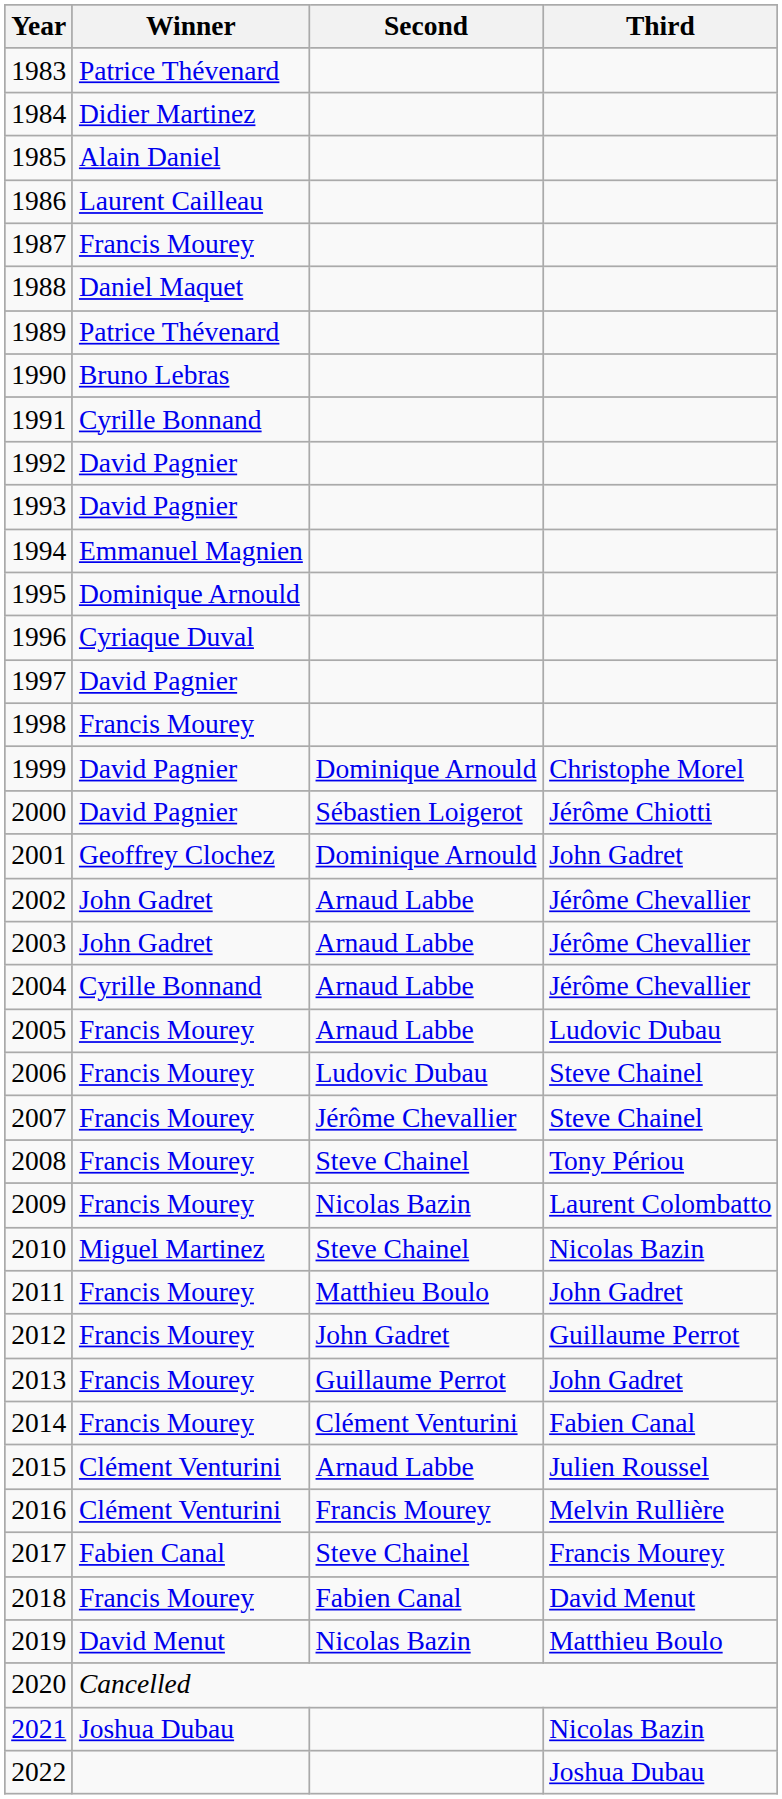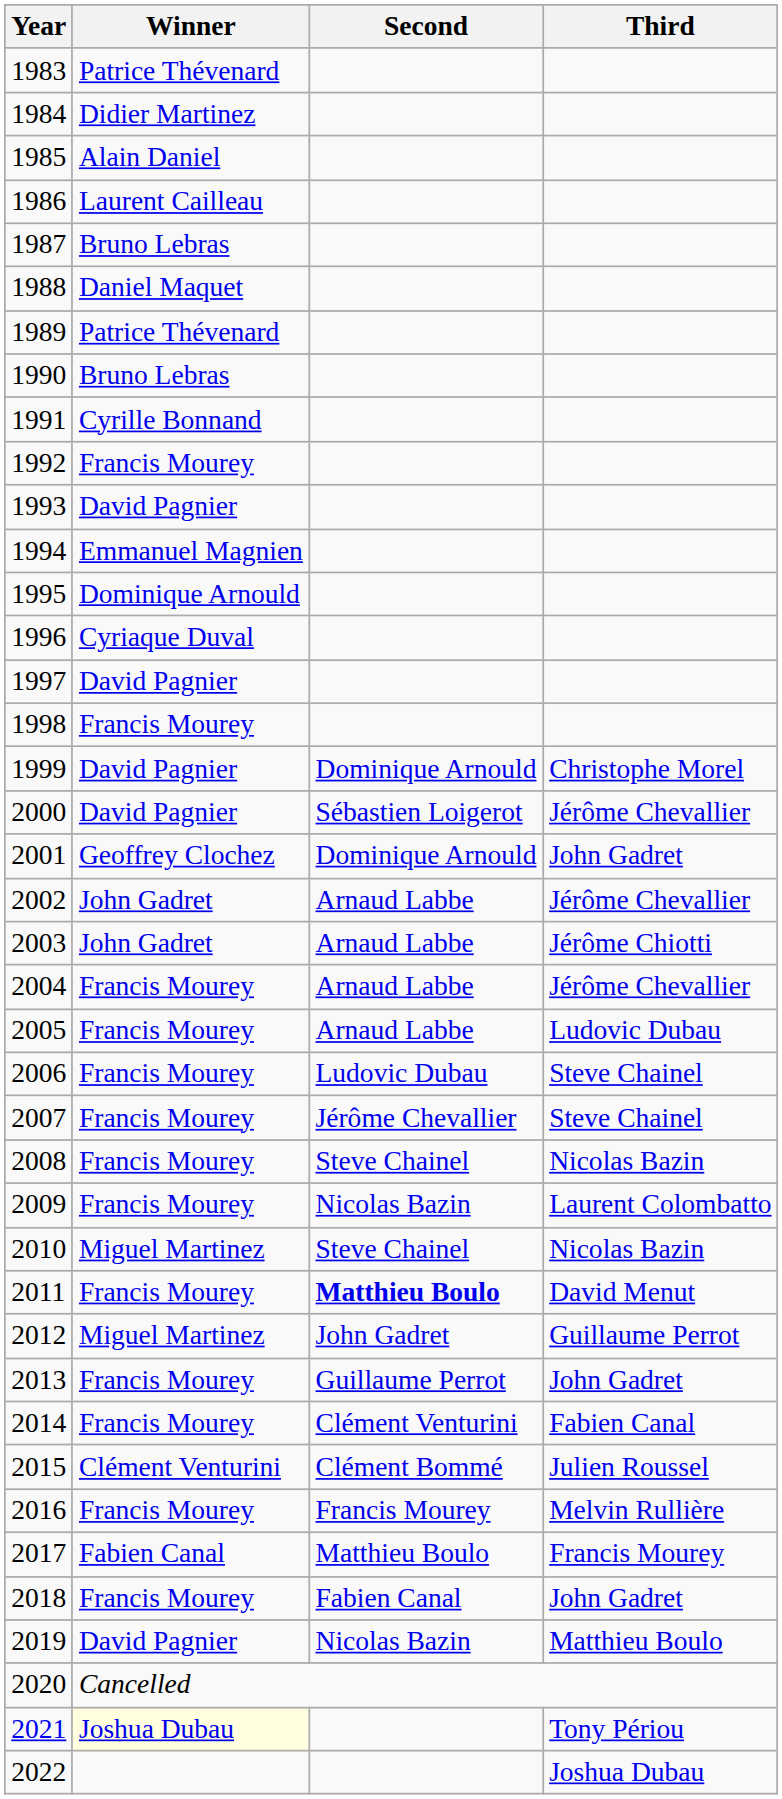(166, 244) Francis Mourey -> (154, 244) Bruno Lebras
(158, 462) David Pagnier -> (166, 462) Francis Mourey
(631, 811) Jérôme Chiotti -> (650, 811) Jérôme Chevallier
(650, 942) Jérôme Chevallier -> (631, 942) Jérôme Chiotti
(170, 986) Cyrille Bonnand -> (166, 986) Francis Mourey
(617, 1161) Tony Périou -> (627, 1161) Nicolas Bazin
(402, 1292) normal -> (408, 1292) bold
(616, 1292) John Gadret -> (622, 1292) David Menut
(166, 1335) Francis Mourey -> (172, 1335) Miguel Martinez
(395, 1466) Arnaud Labbe -> (409, 1466) Clément Bommé
(180, 1510) Clément Venturini -> (166, 1510) Francis Mourey
(392, 1553) Steve Chainel -> (402, 1553) Matthieu Boulo
(622, 1597) David Menut -> (616, 1597) John Gadret
(152, 1641) David Menut -> (158, 1641) David Pagnier
(157, 1728) no background -> (157, 1728) lightyellow background
(627, 1728) Nicolas Bazin -> (617, 1728) Tony Périou
